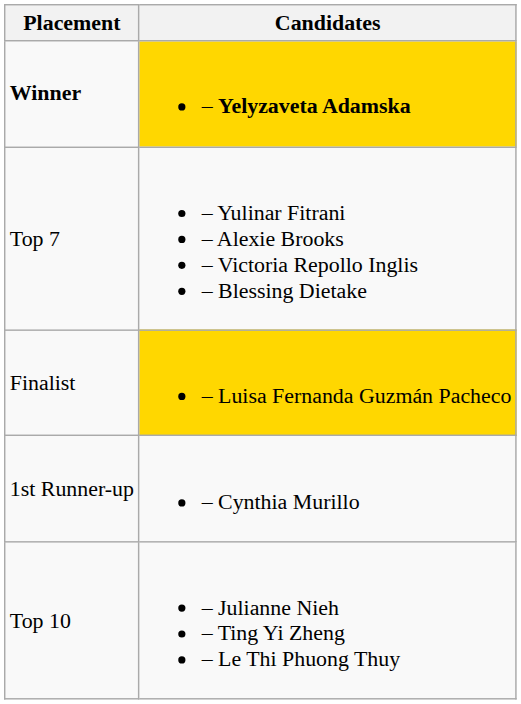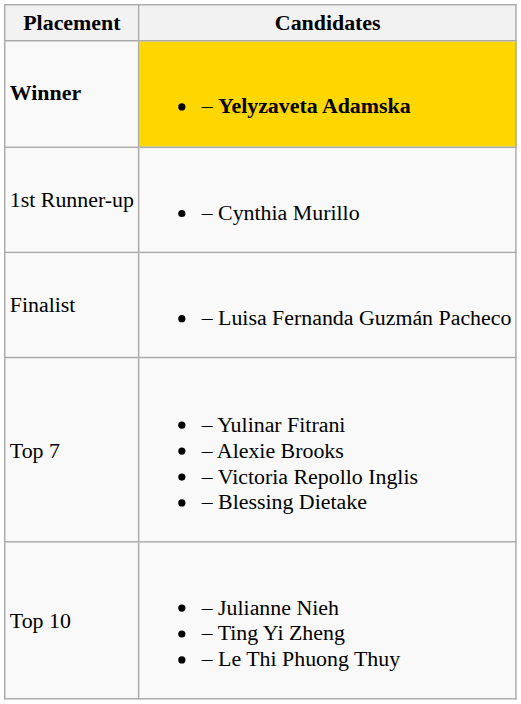rows swapped: (72, 488) <-> (35, 238)
(328, 396) gold background -> (328, 318) no background
